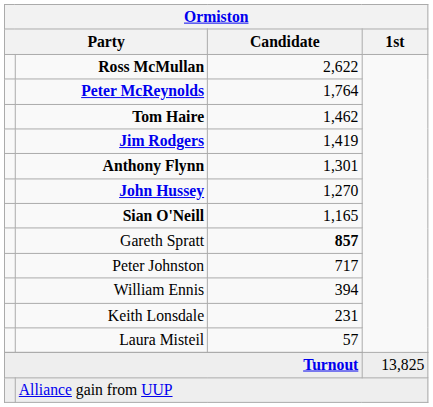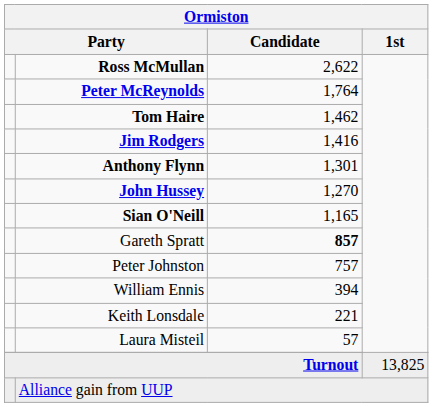(341, 141) 1,419 -> (341, 141) 1,416
(347, 265) 717 -> (347, 265) 757
(347, 315) 231 -> (347, 315) 221
